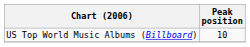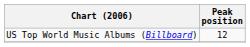(222, 35) 10 -> (222, 35) 12
